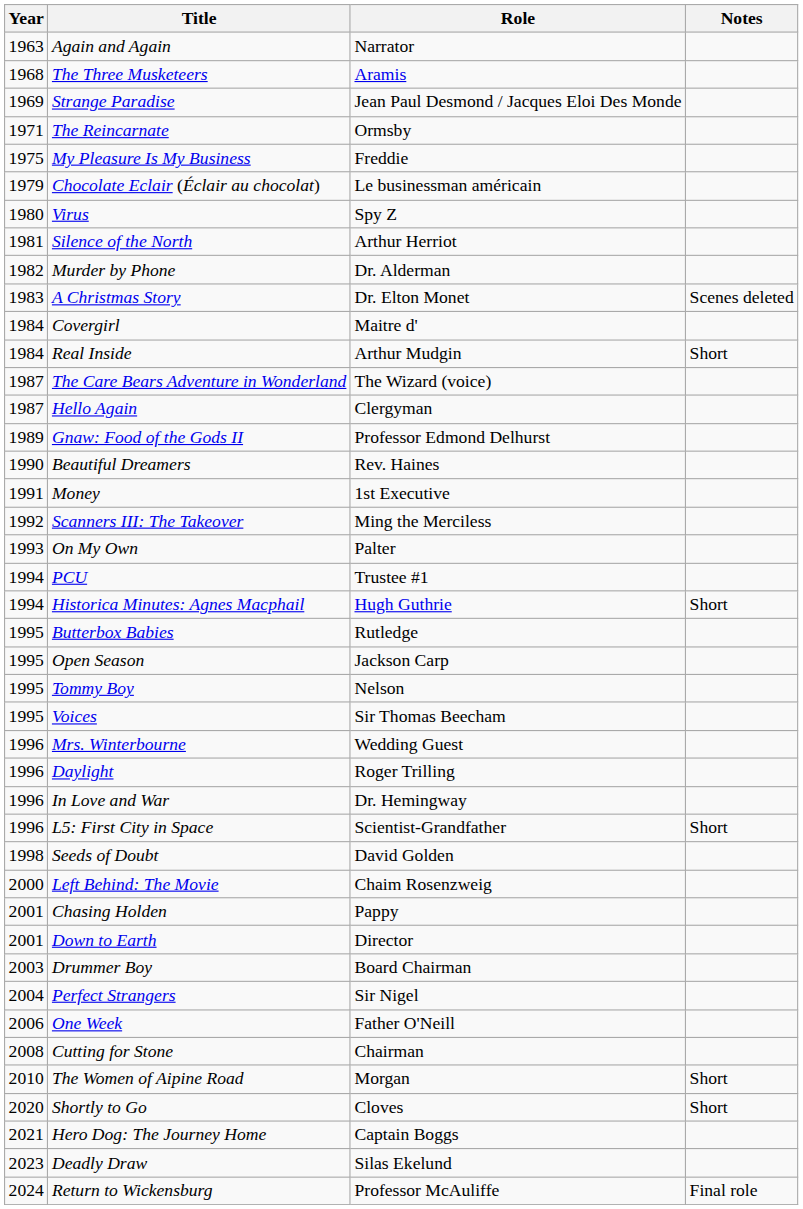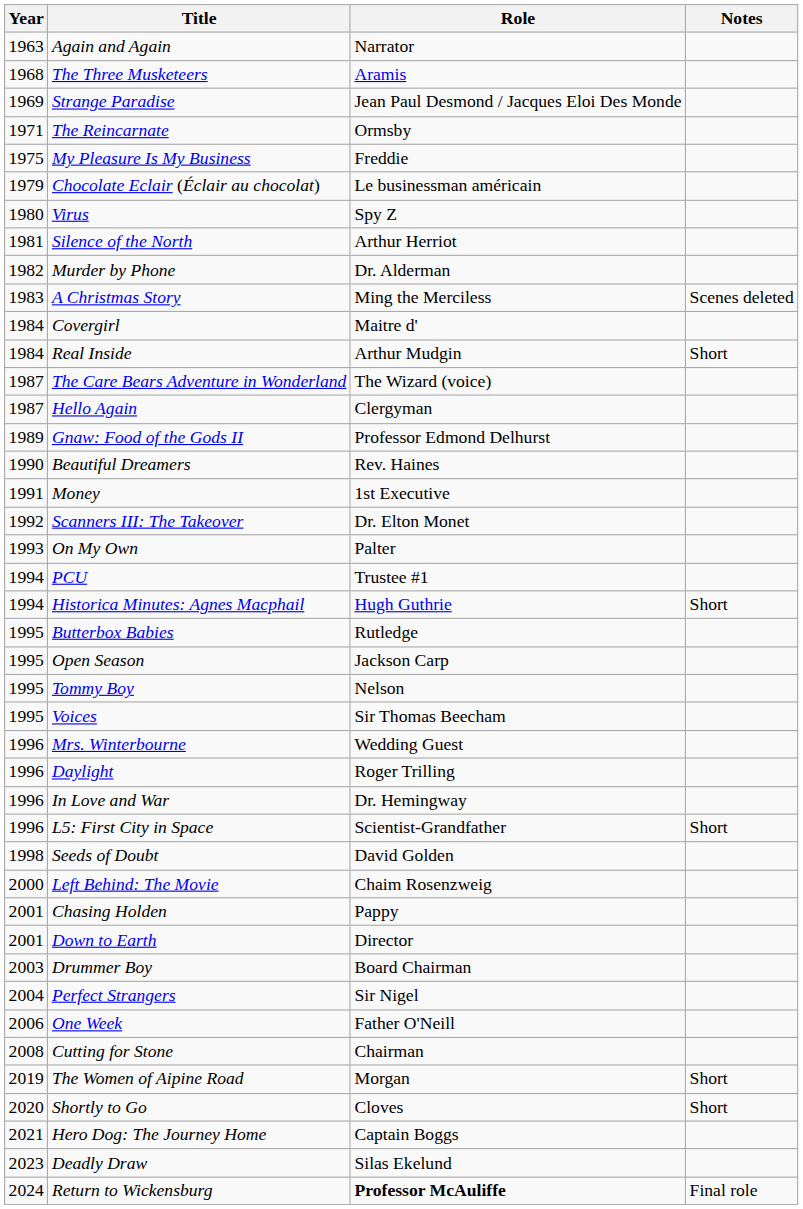(412, 297) Dr. Elton Monet -> (423, 297) Ming the Merciless
(423, 520) Ming the Merciless -> (412, 520) Dr. Elton Monet
(26, 1079) 2010 -> (26, 1079) 2019
(427, 1190) normal -> (430, 1190) bold
